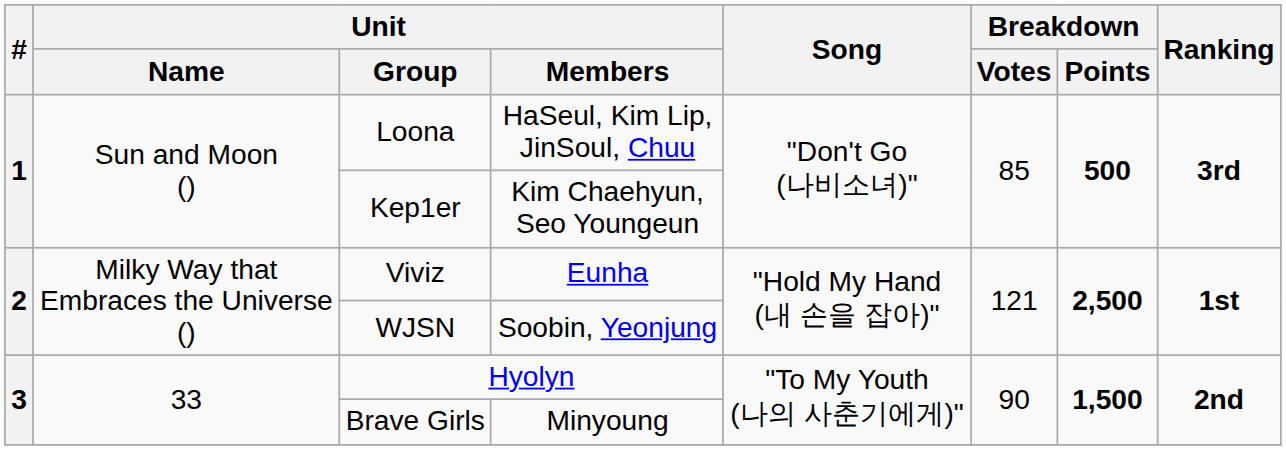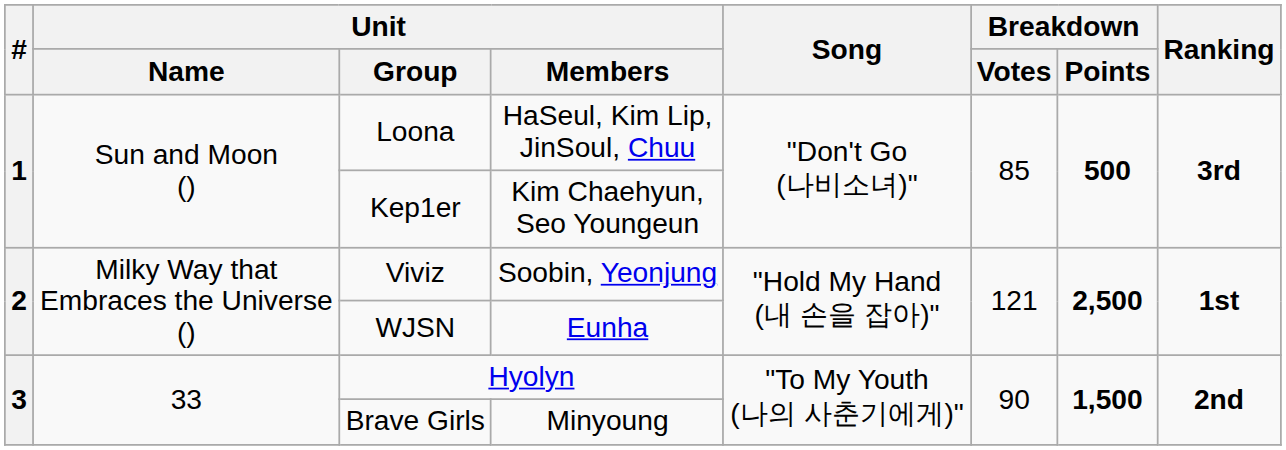(608, 273) Eunha -> (608, 273) Soobin, Yeonjung
(608, 327) Soobin, Yeonjung -> (608, 327) Eunha
